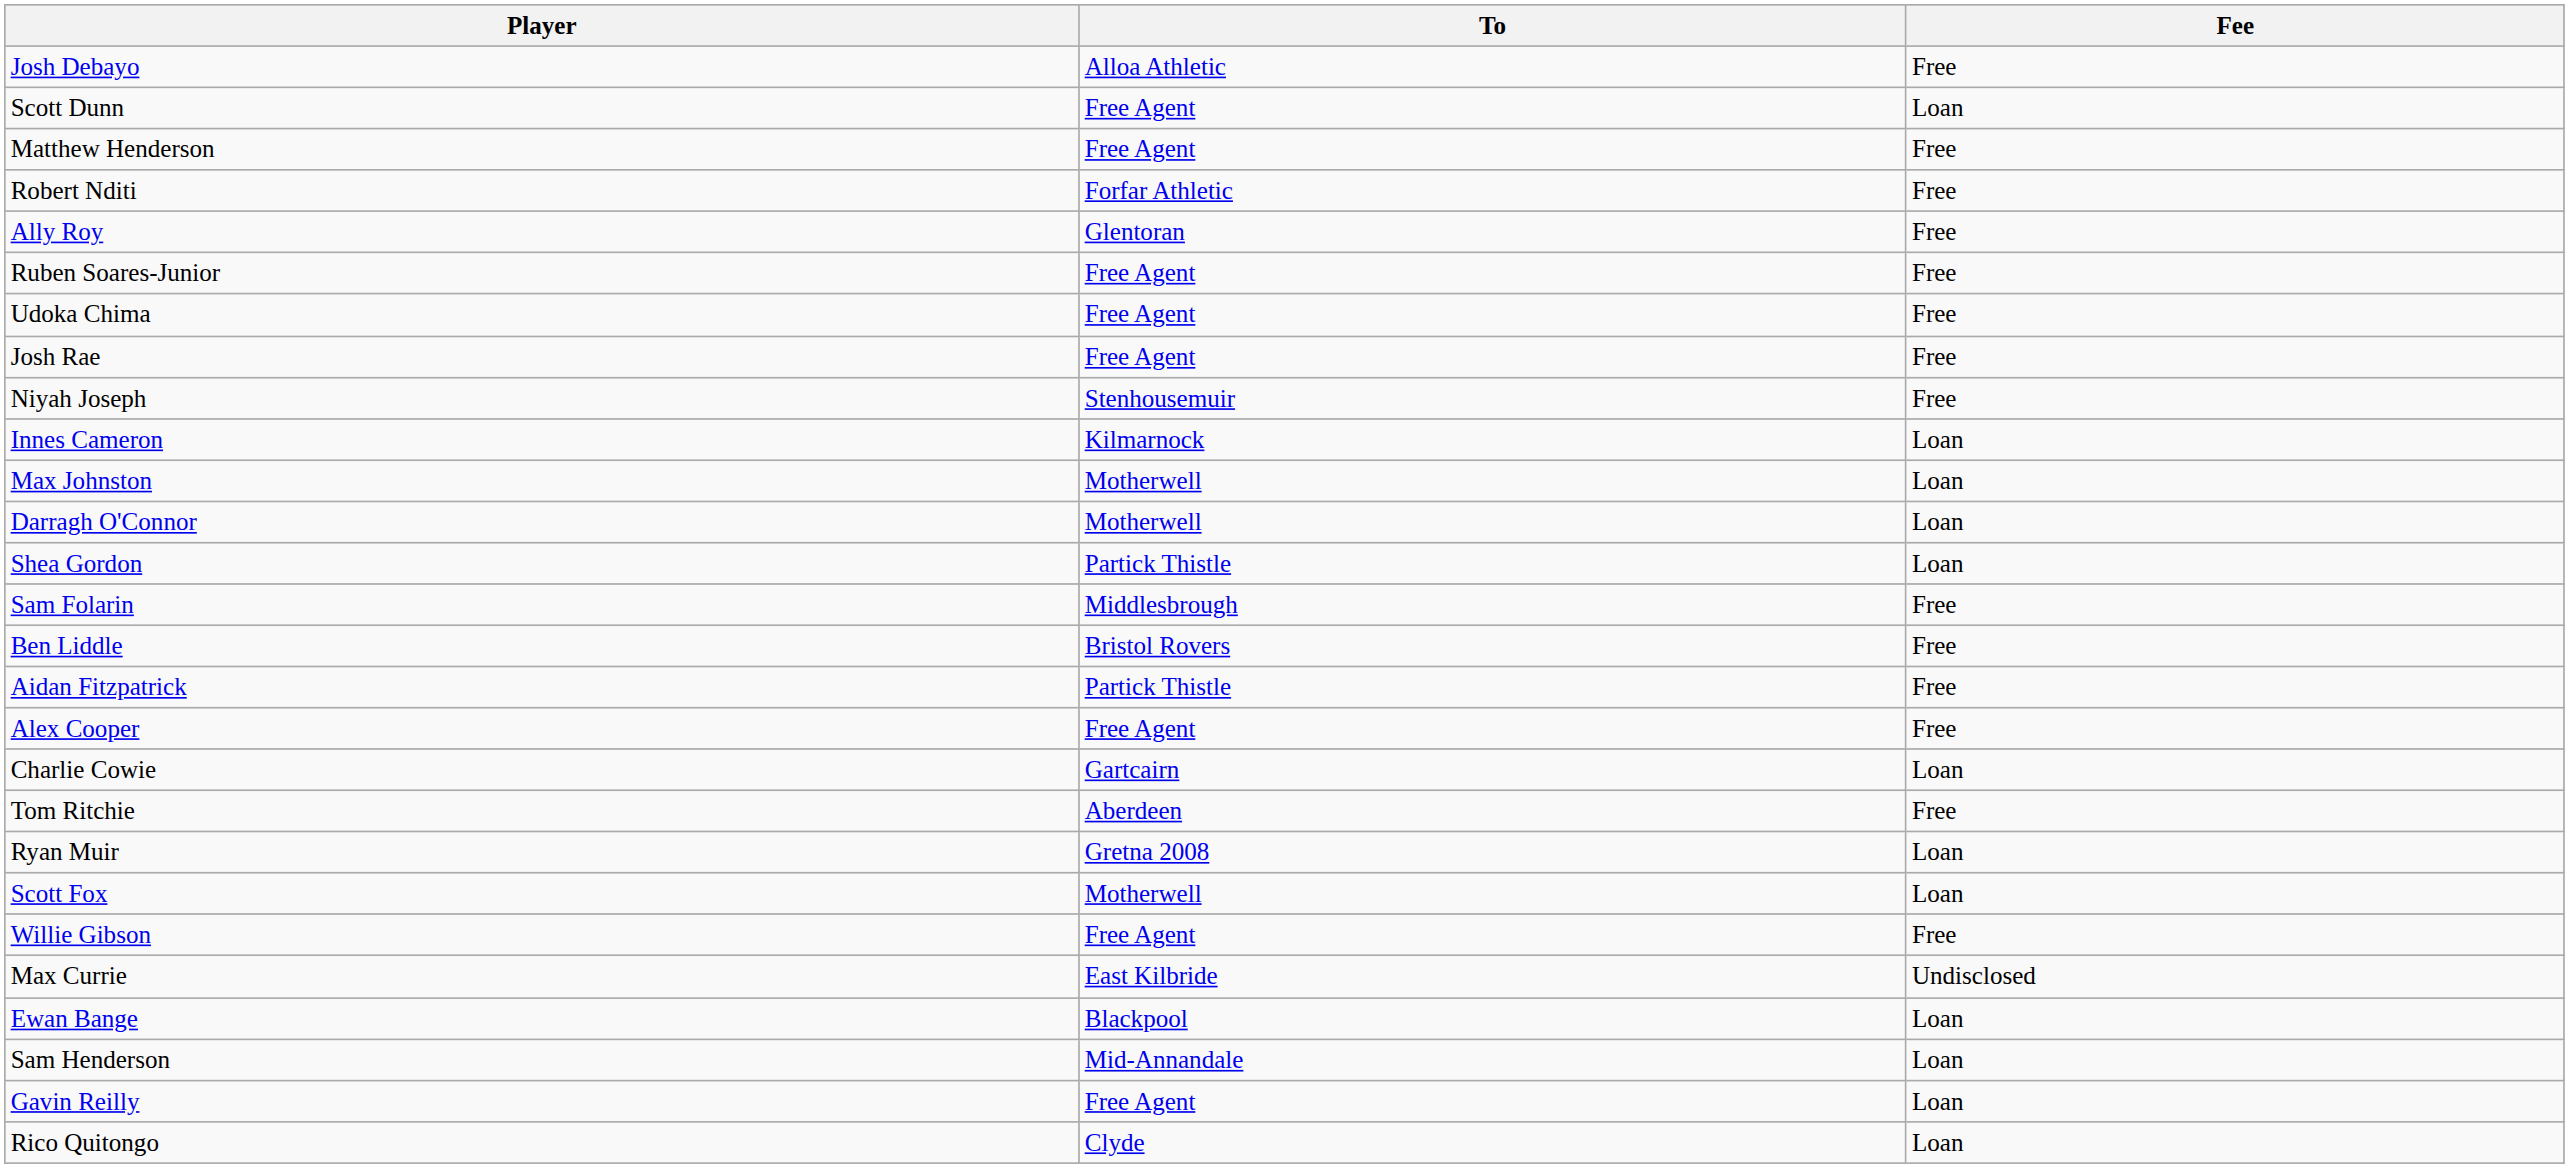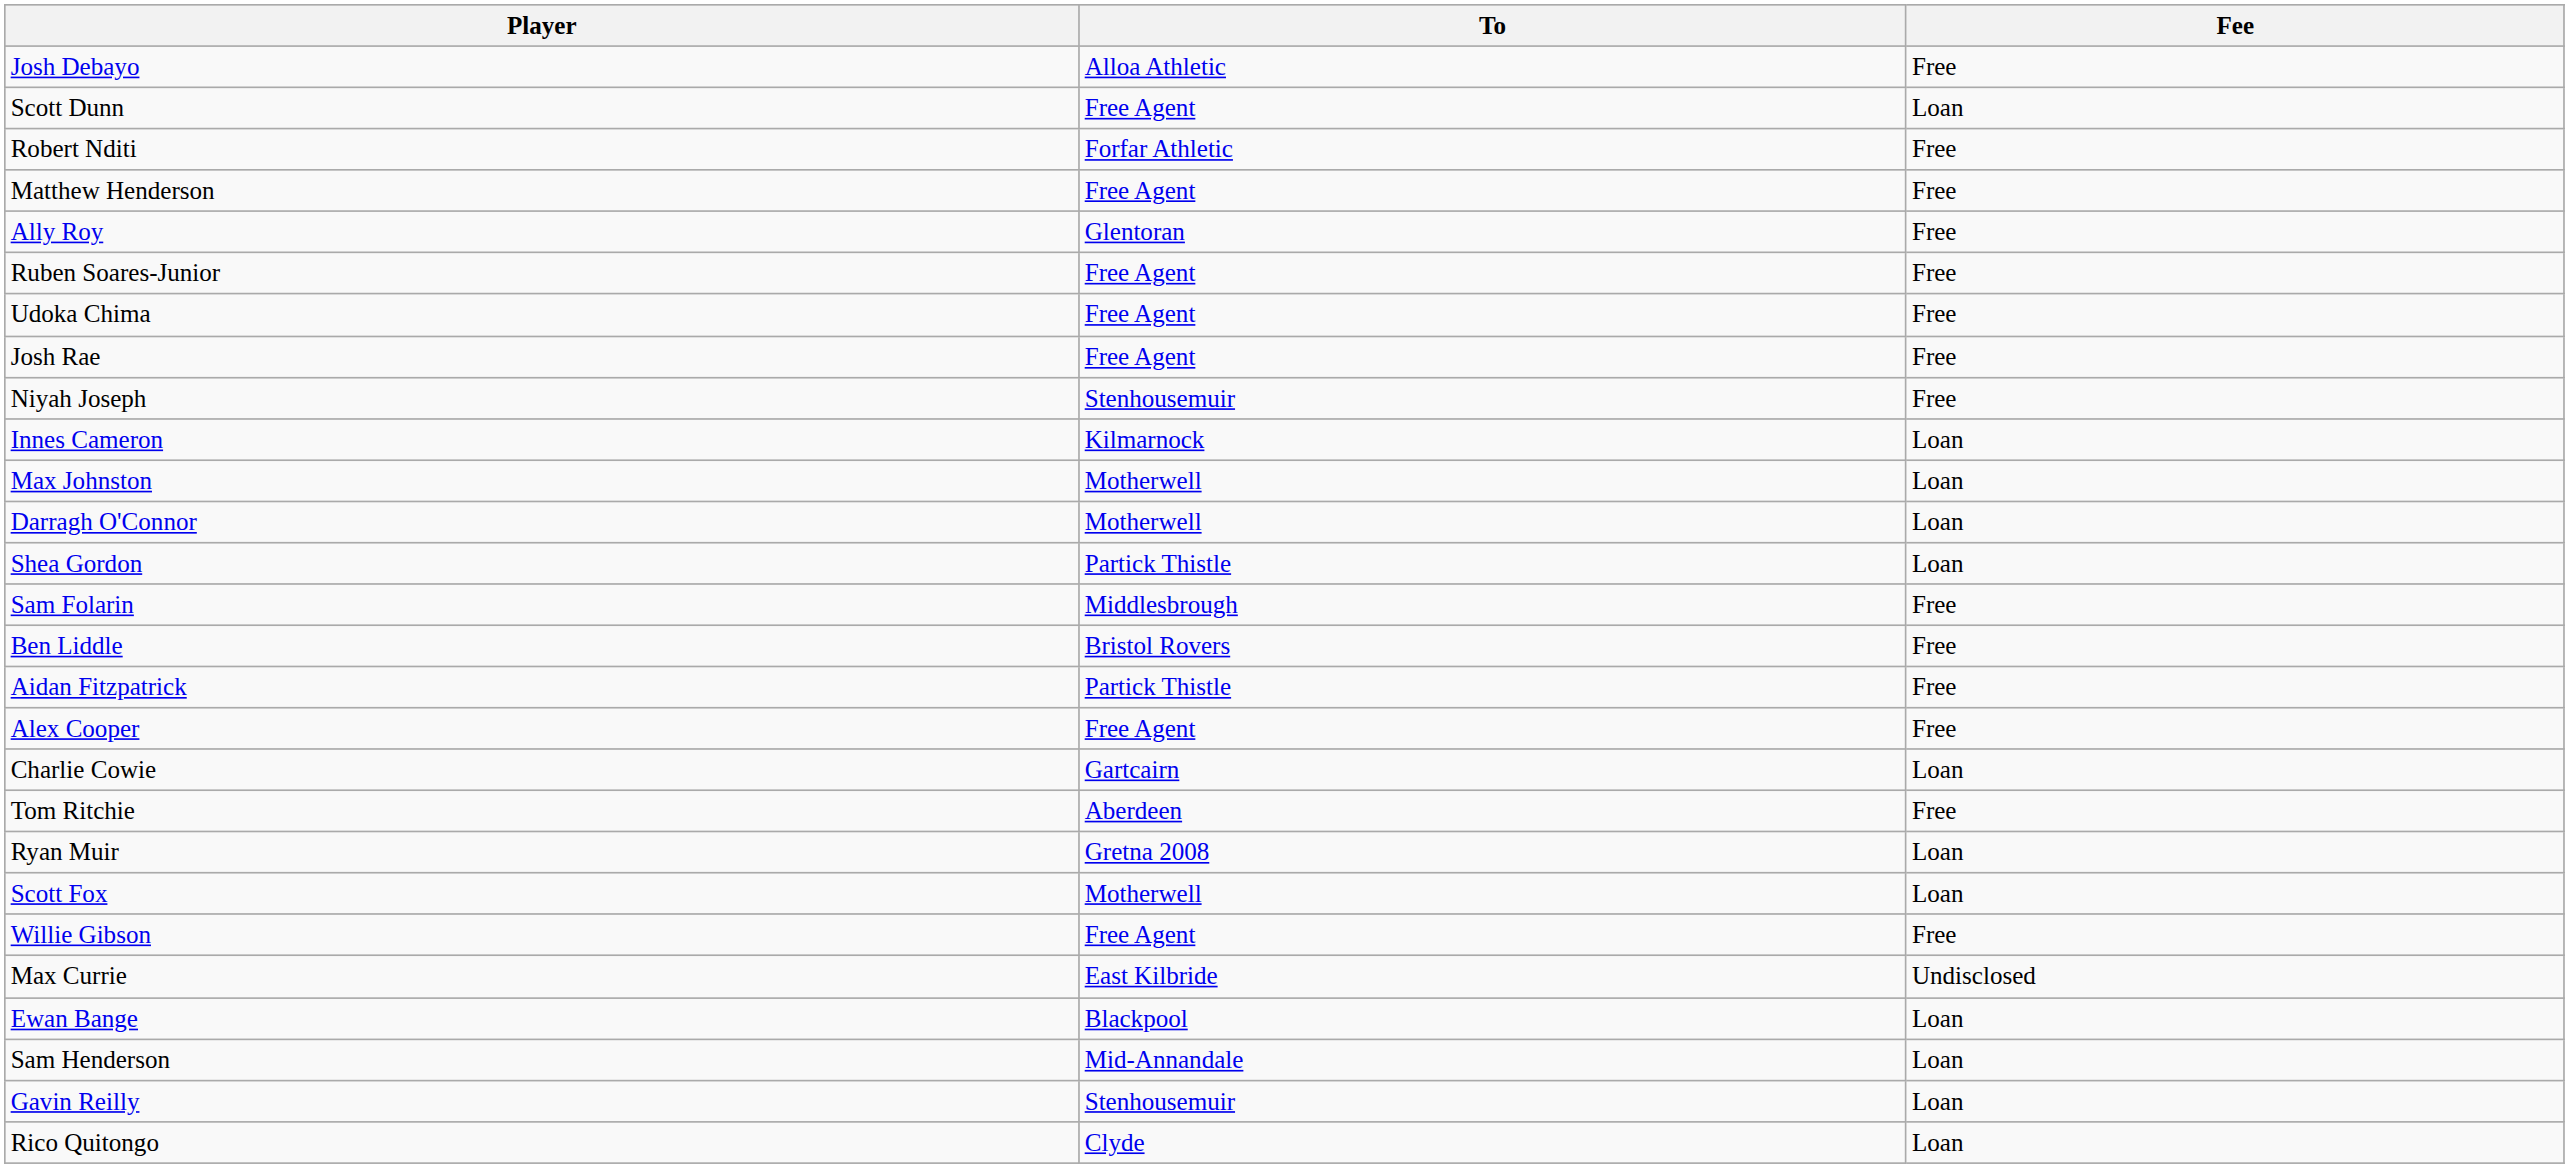rows swapped: (113, 149) <-> (74, 190)
(1140, 1100) Free Agent -> (1160, 1100) Stenhousemuir
